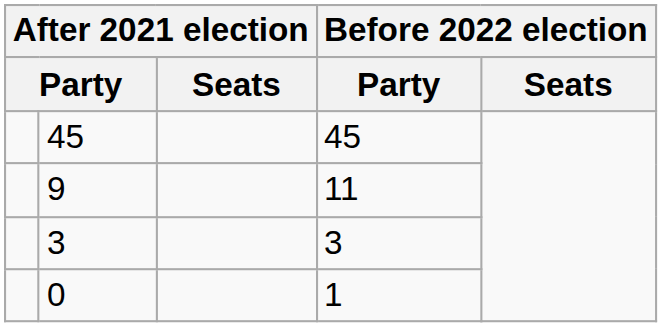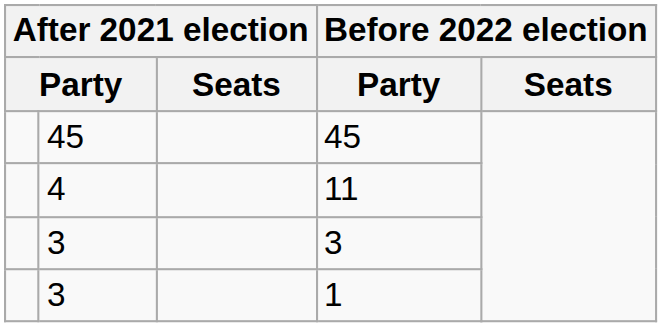(56, 189) 9 -> (56, 189) 4
(56, 294) 0 -> (56, 294) 3
